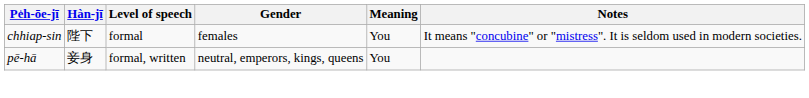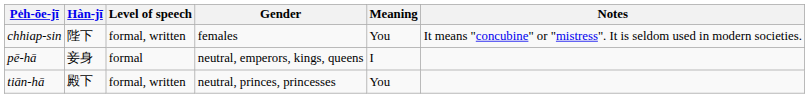(126, 36) formal -> (147, 36) formal, written
(147, 58) formal, written -> (126, 58) formal
(380, 58) You -> (372, 58) I
+ row: (26, 81)
